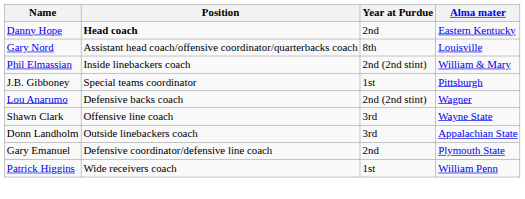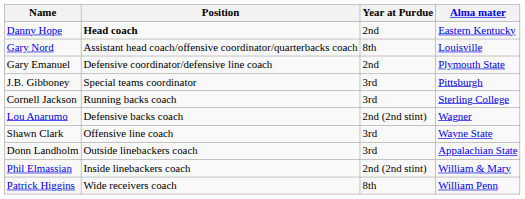rows swapped: (38, 151) <-> (39, 64)
(369, 82) 1st -> (370, 82) 3rd
+ row: (42, 99)
(369, 168) 1st -> (370, 185) 8th
